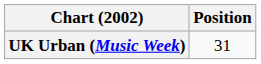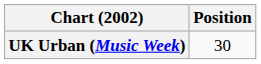(222, 44) 31 -> (222, 44) 30
